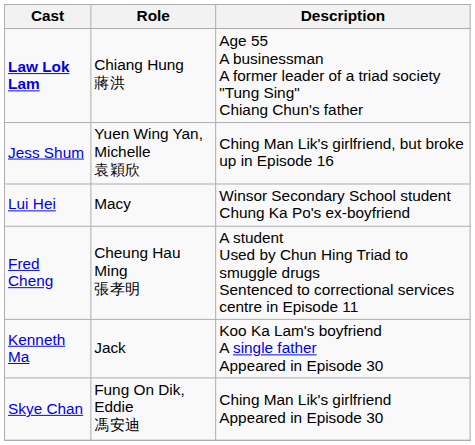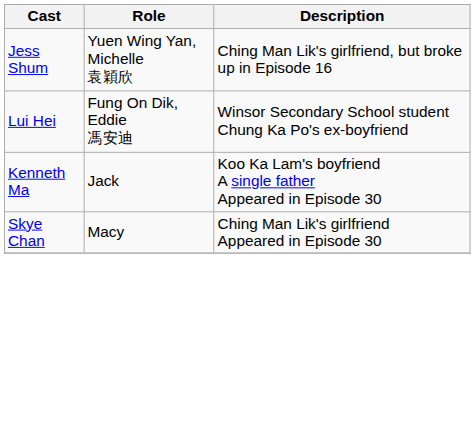- row: (39, 75)
(113, 204) Macy -> (133, 120) Fung On Dik, Eddie 馮安迪
- row: (31, 272)
(139, 408) Fung On Dik, Eddie 馮安迪 -> (106, 232) Macy
